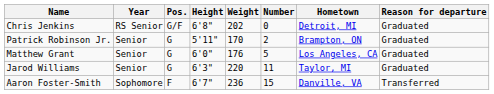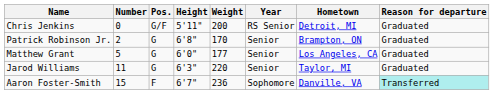columns swapped: (279, 11) <-> (139, 11)
(202, 26) 6'8" -> (189, 26) 5'11"
(235, 26) 202 -> (220, 26) 200
(205, 40) 5'11" -> (187, 40) 6'8"
(235, 54) 176 -> (220, 54) 177
(410, 82) no background -> (410, 82) paleturquoise background
